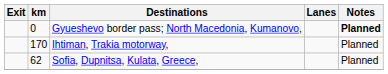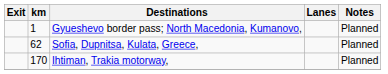(33, 28) 0 -> (33, 28) 1
(361, 28) bold -> (360, 28) normal
rows swapped: (125, 61) <-> (110, 45)
